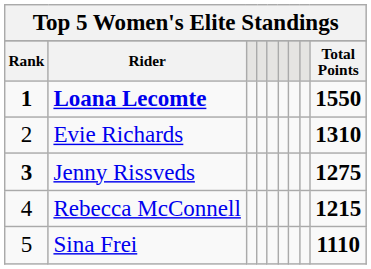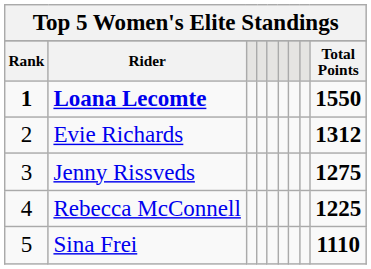(338, 135) 1310 -> (338, 135) 1312
(26, 171) bold -> (26, 171) normal
(338, 208) 1215 -> (338, 208) 1225
